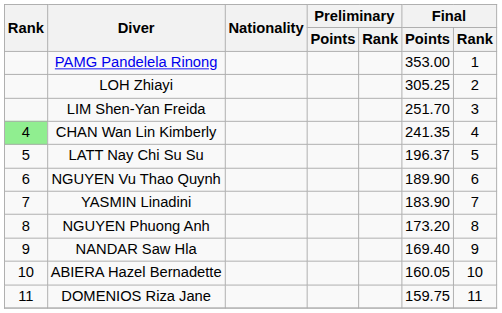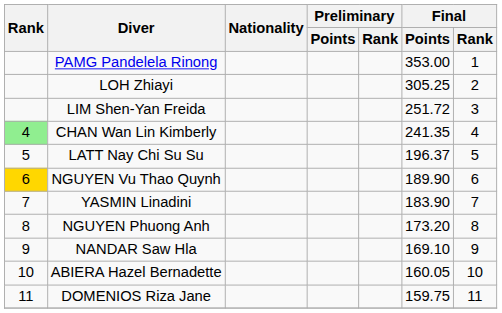(428, 109) 251.70 -> (428, 109) 251.72
(26, 179) no background -> (26, 179) gold background
(428, 249) 169.40 -> (428, 249) 169.10
